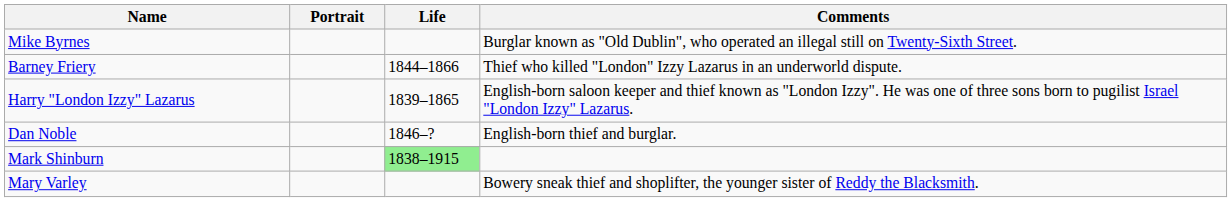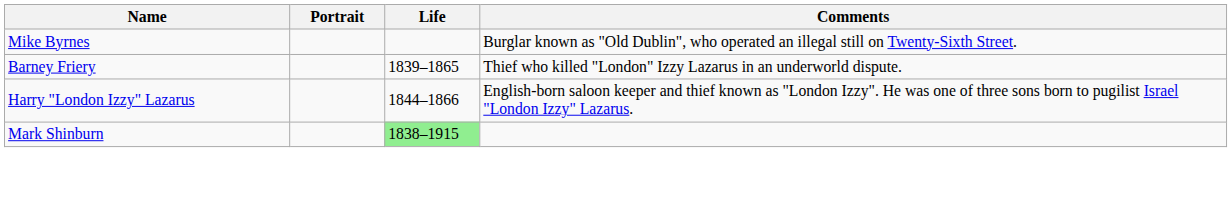(424, 66) 1844–1866 -> (424, 66) 1839–1865
(424, 100) 1839–1865 -> (424, 100) 1844–1866
- row: (42, 134)
- row: (47, 183)
